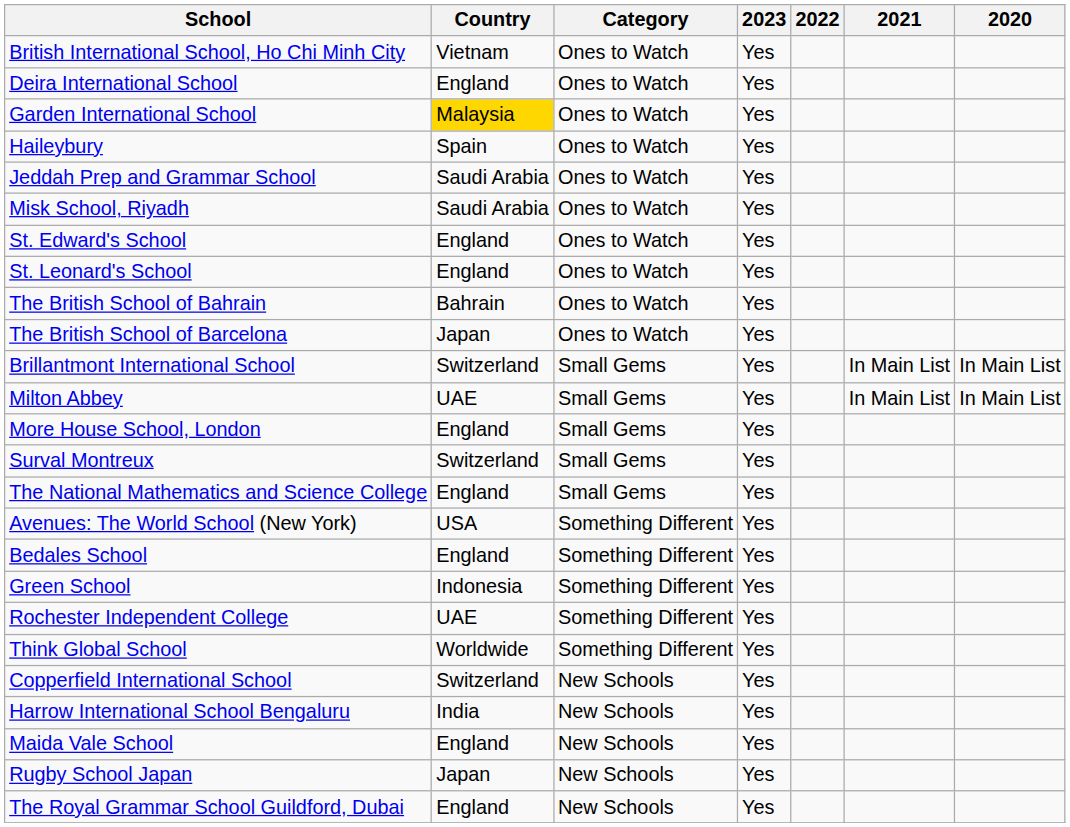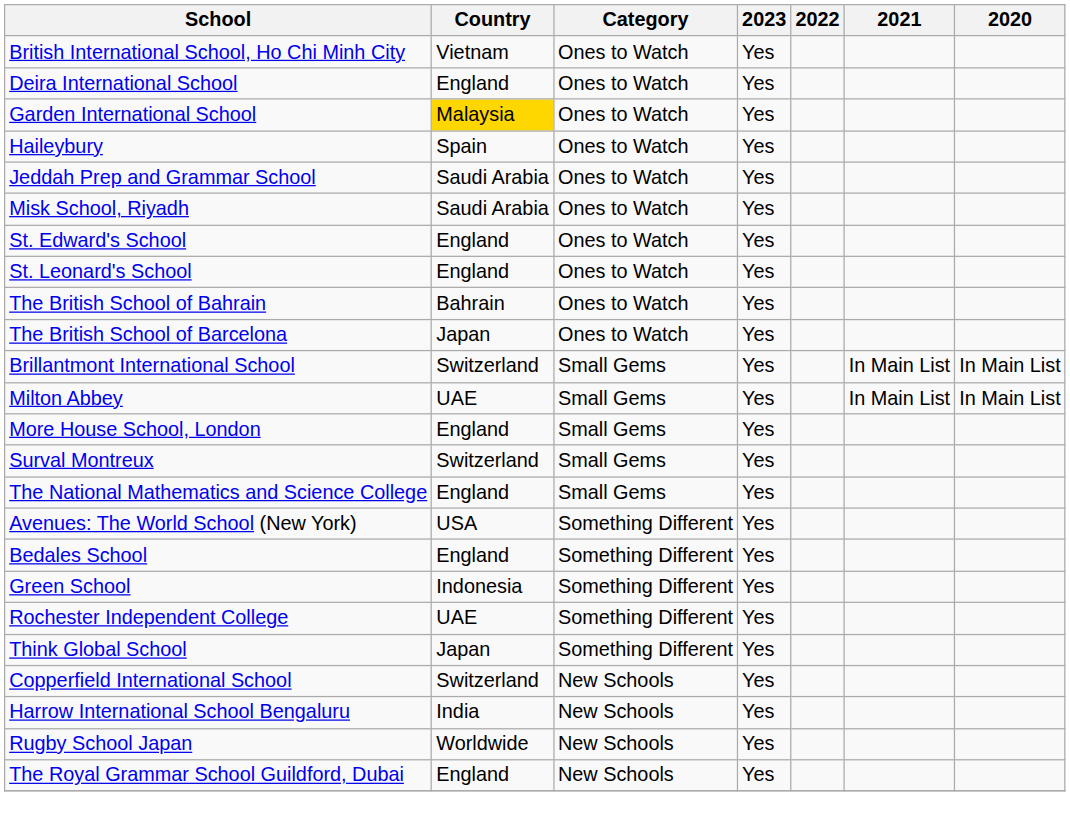(482, 649) Worldwide -> (463, 649) Japan
- row: (91, 743)
(463, 775) Japan -> (482, 743) Worldwide
